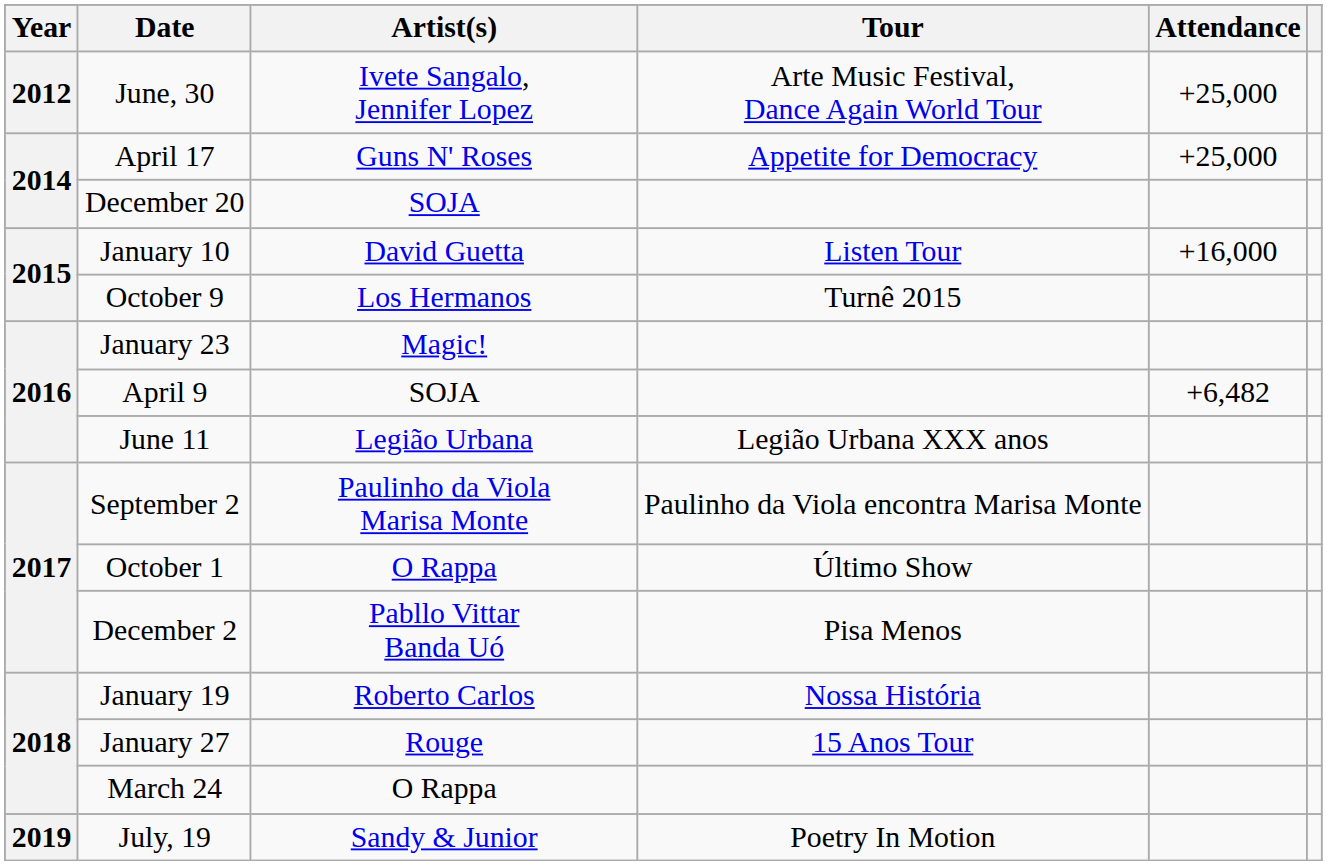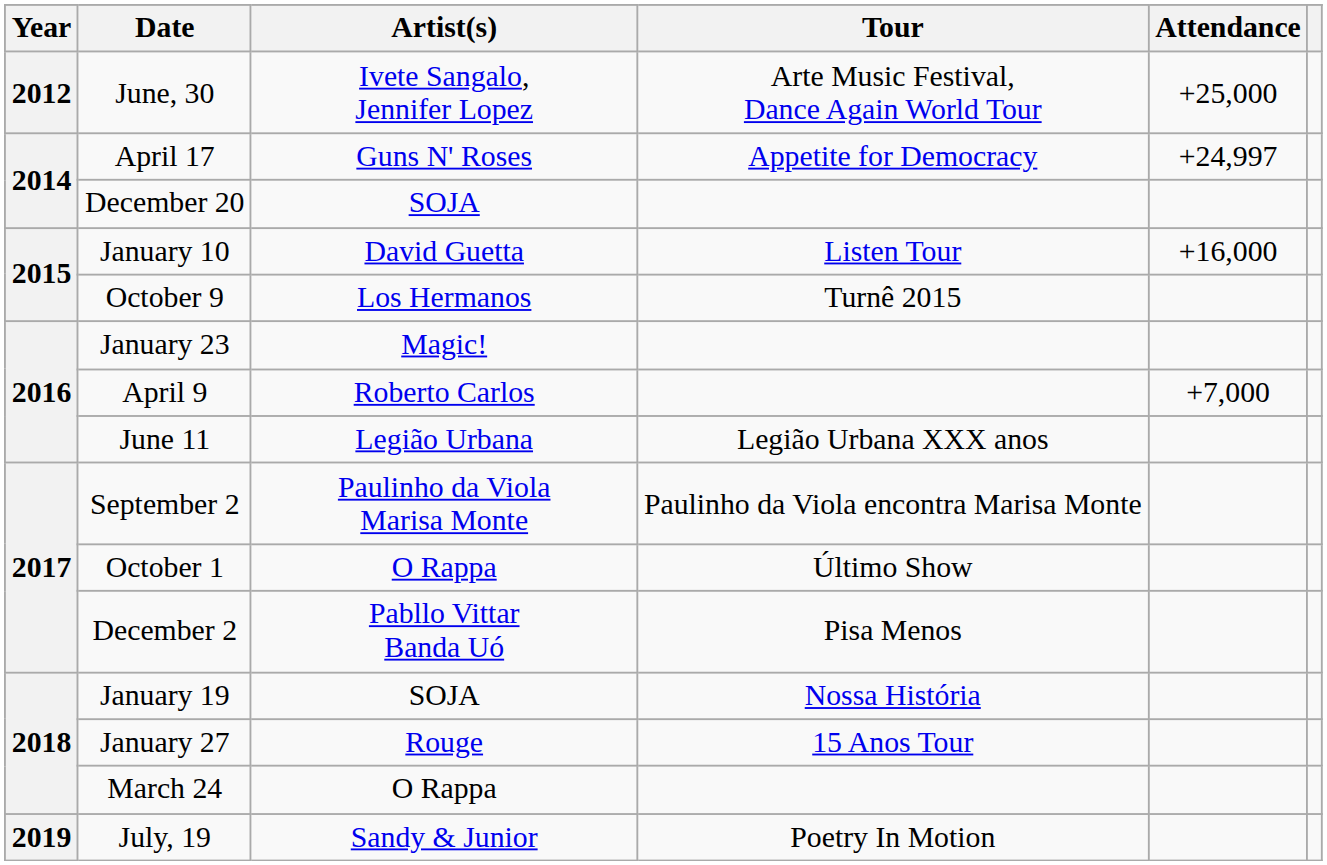(1228, 155) +25,000 -> (1228, 155) +24,997
(444, 391) SOJA -> (444, 391) Roberto Carlos
(1228, 391) +6,482 -> (1228, 391) +7,000
(444, 694) Roberto Carlos -> (444, 694) SOJA
